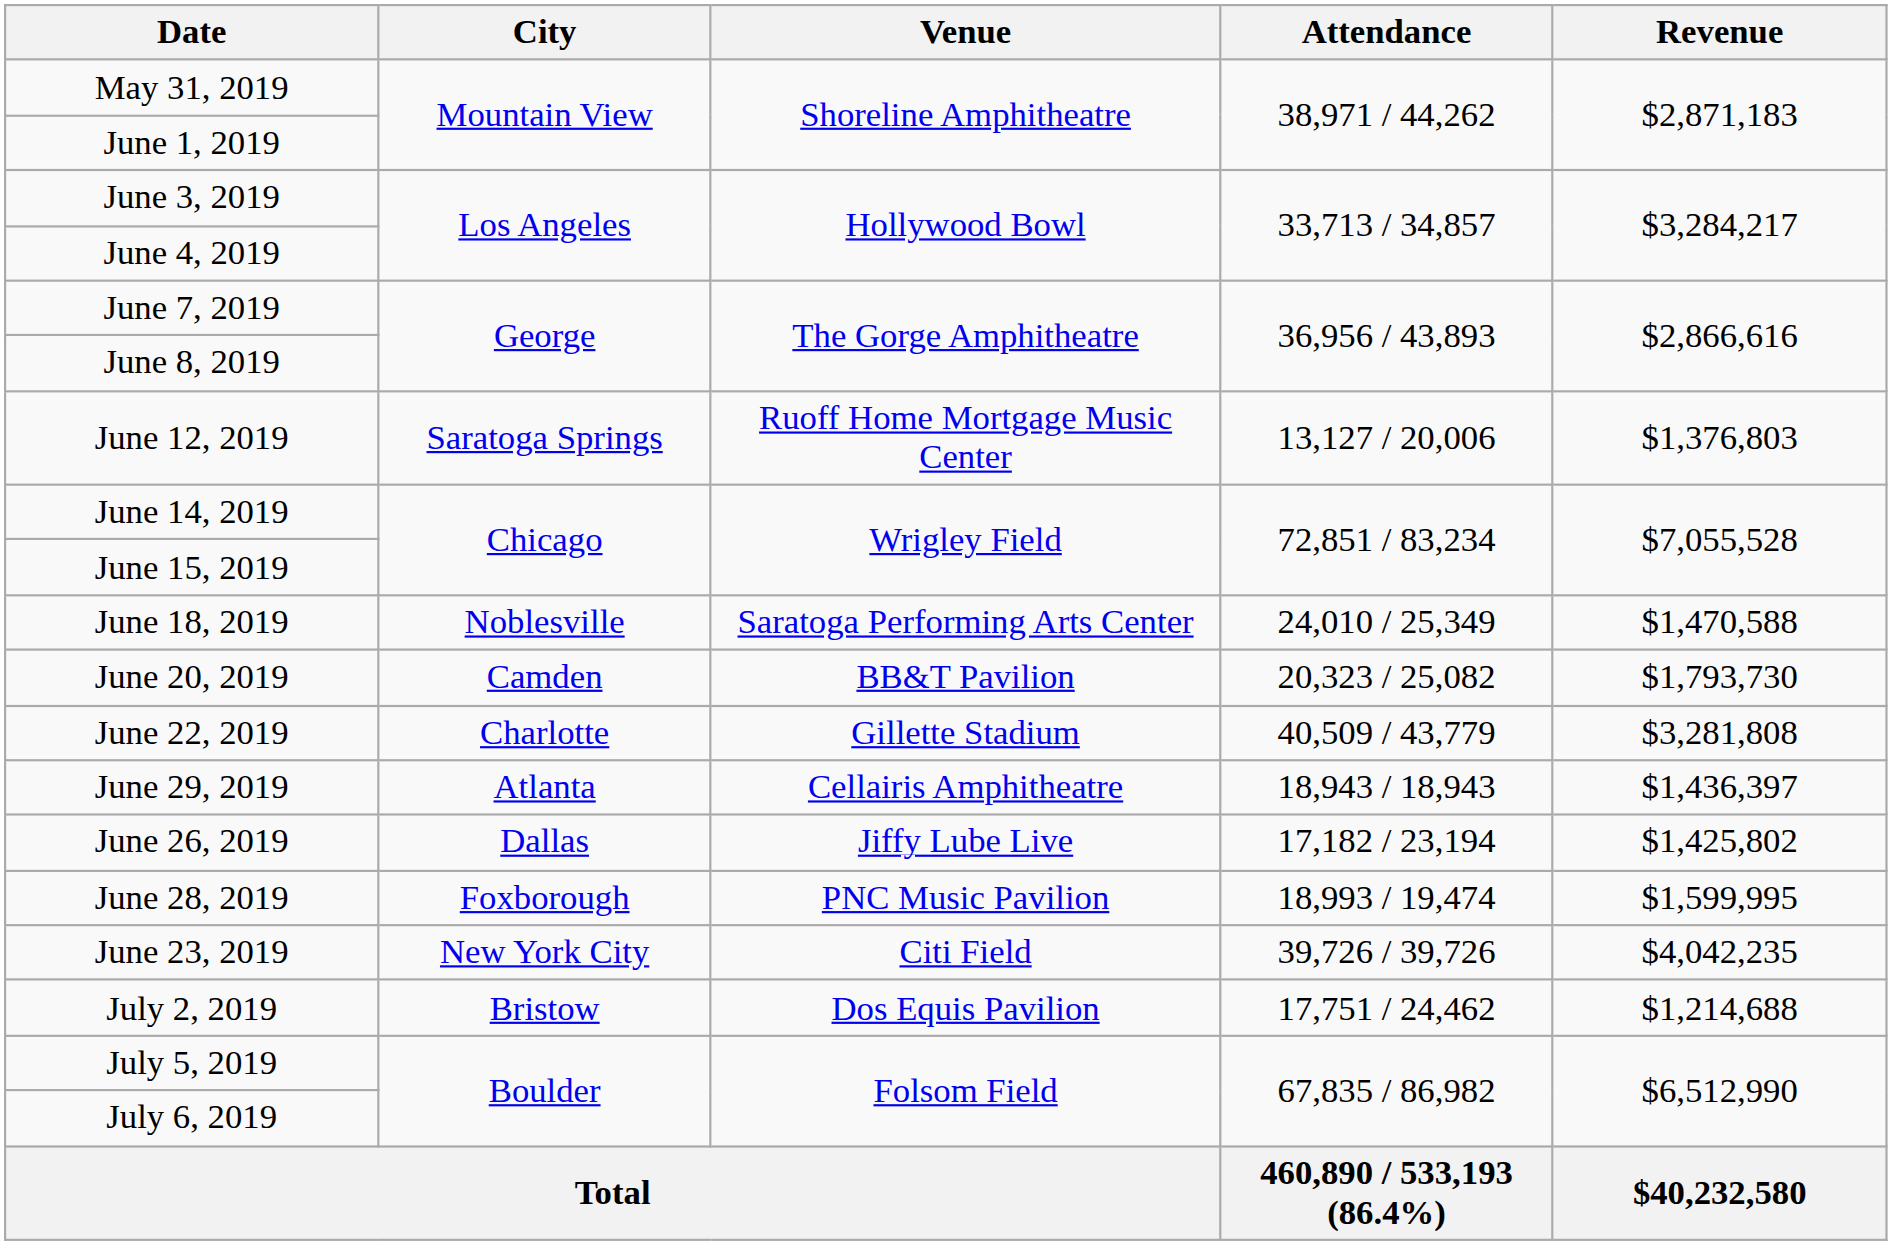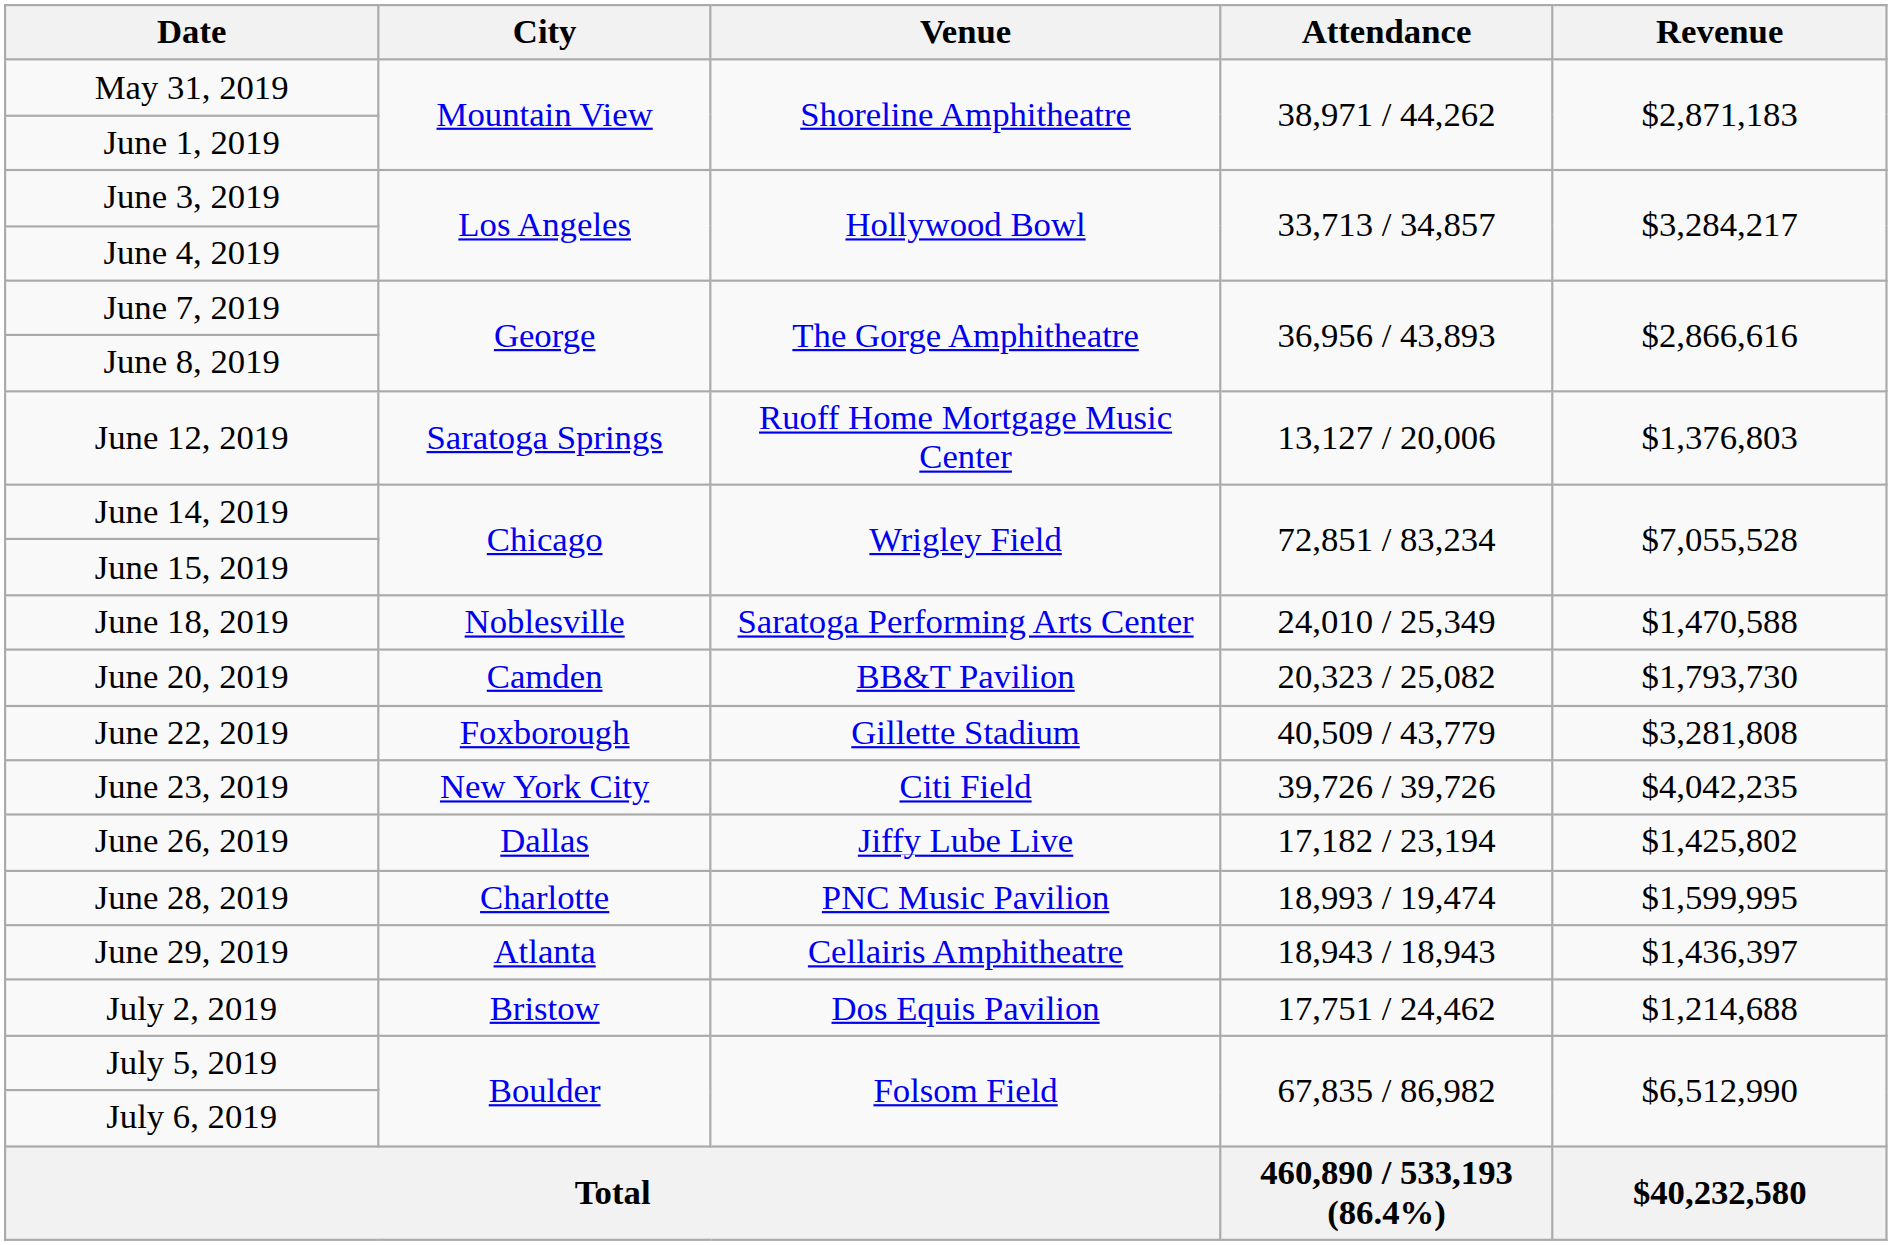(545, 731) Charlotte -> (545, 731) Foxborough
rows swapped: (192, 952) <-> (192, 786)
(545, 897) Foxborough -> (545, 897) Charlotte
